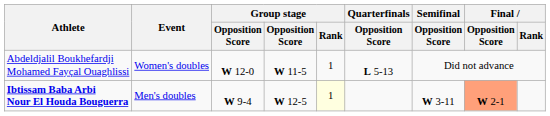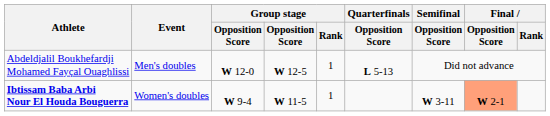(172, 66) Women's doubles -> (165, 66) Men's doubles
(290, 72) W 11-5 -> (290, 72) W 12-5
(165, 96) Men's doubles -> (172, 96) Women's doubles
(290, 102) W 12-5 -> (290, 102) W 11-5
(331, 96) lightyellow background -> (331, 96) no background
